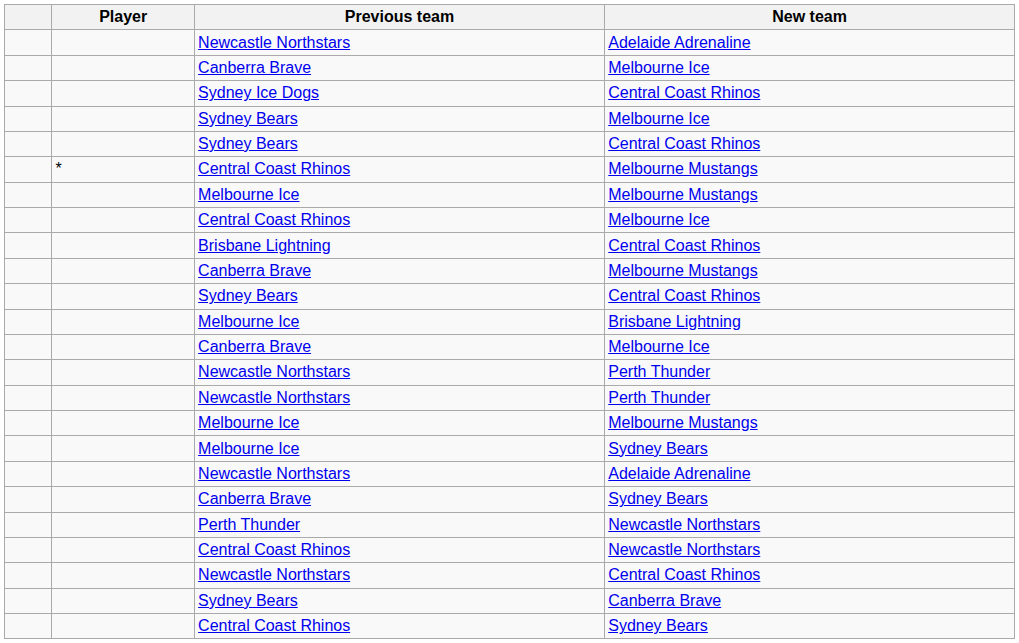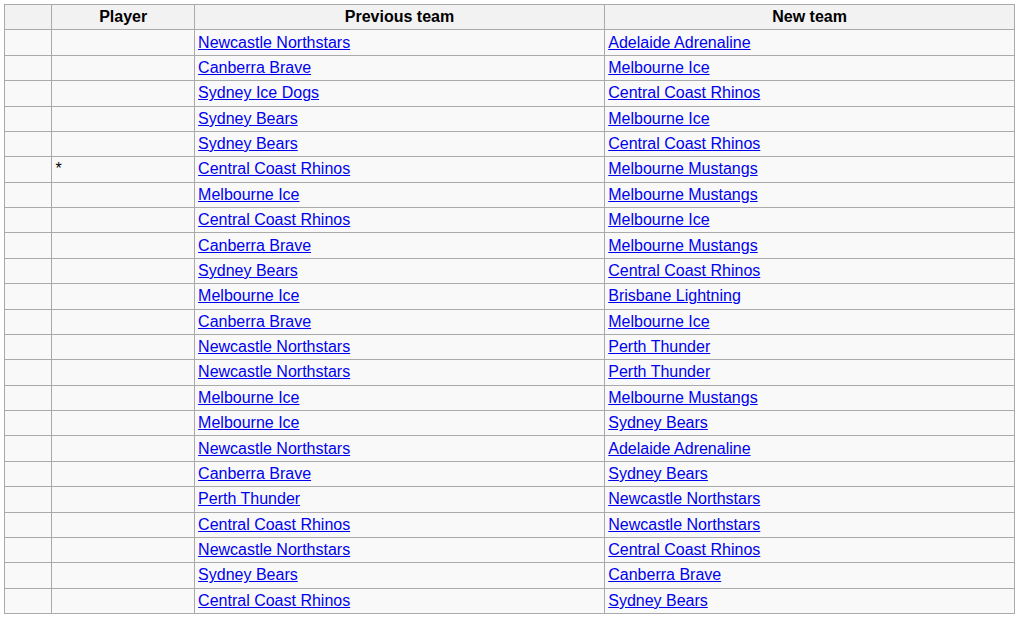- row: (264, 245)
